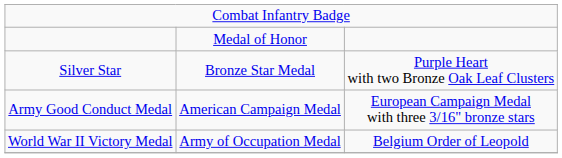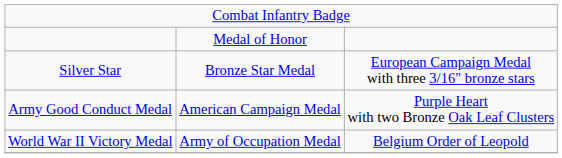(451, 70) Purple Heart with two Bronze Oak Leaf Clusters -> (451, 70) European Campaign Medal with three 3/16" bronze stars
(451, 109) European Campaign Medal with three 3/16" bronze stars -> (451, 109) Purple Heart with two Bronze Oak Leaf Clusters
